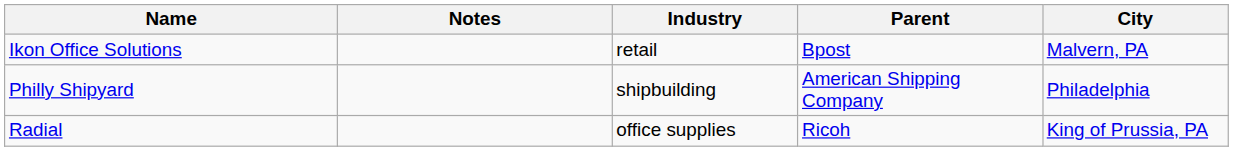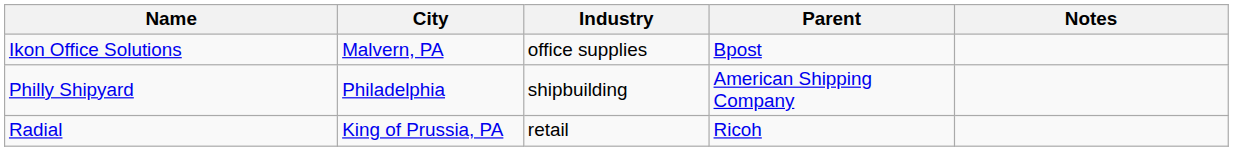columns swapped: (1135, 19) <-> (475, 19)
(637, 49) retail -> (588, 49) office supplies
(676, 130) office supplies -> (548, 130) retail
